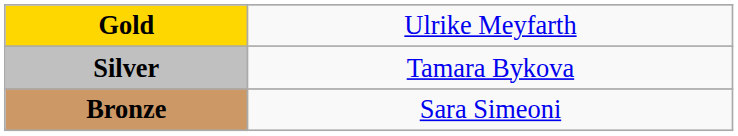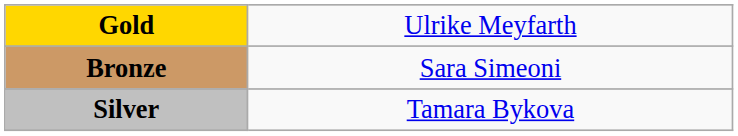rows swapped: (126, 67) <-> (126, 109)
